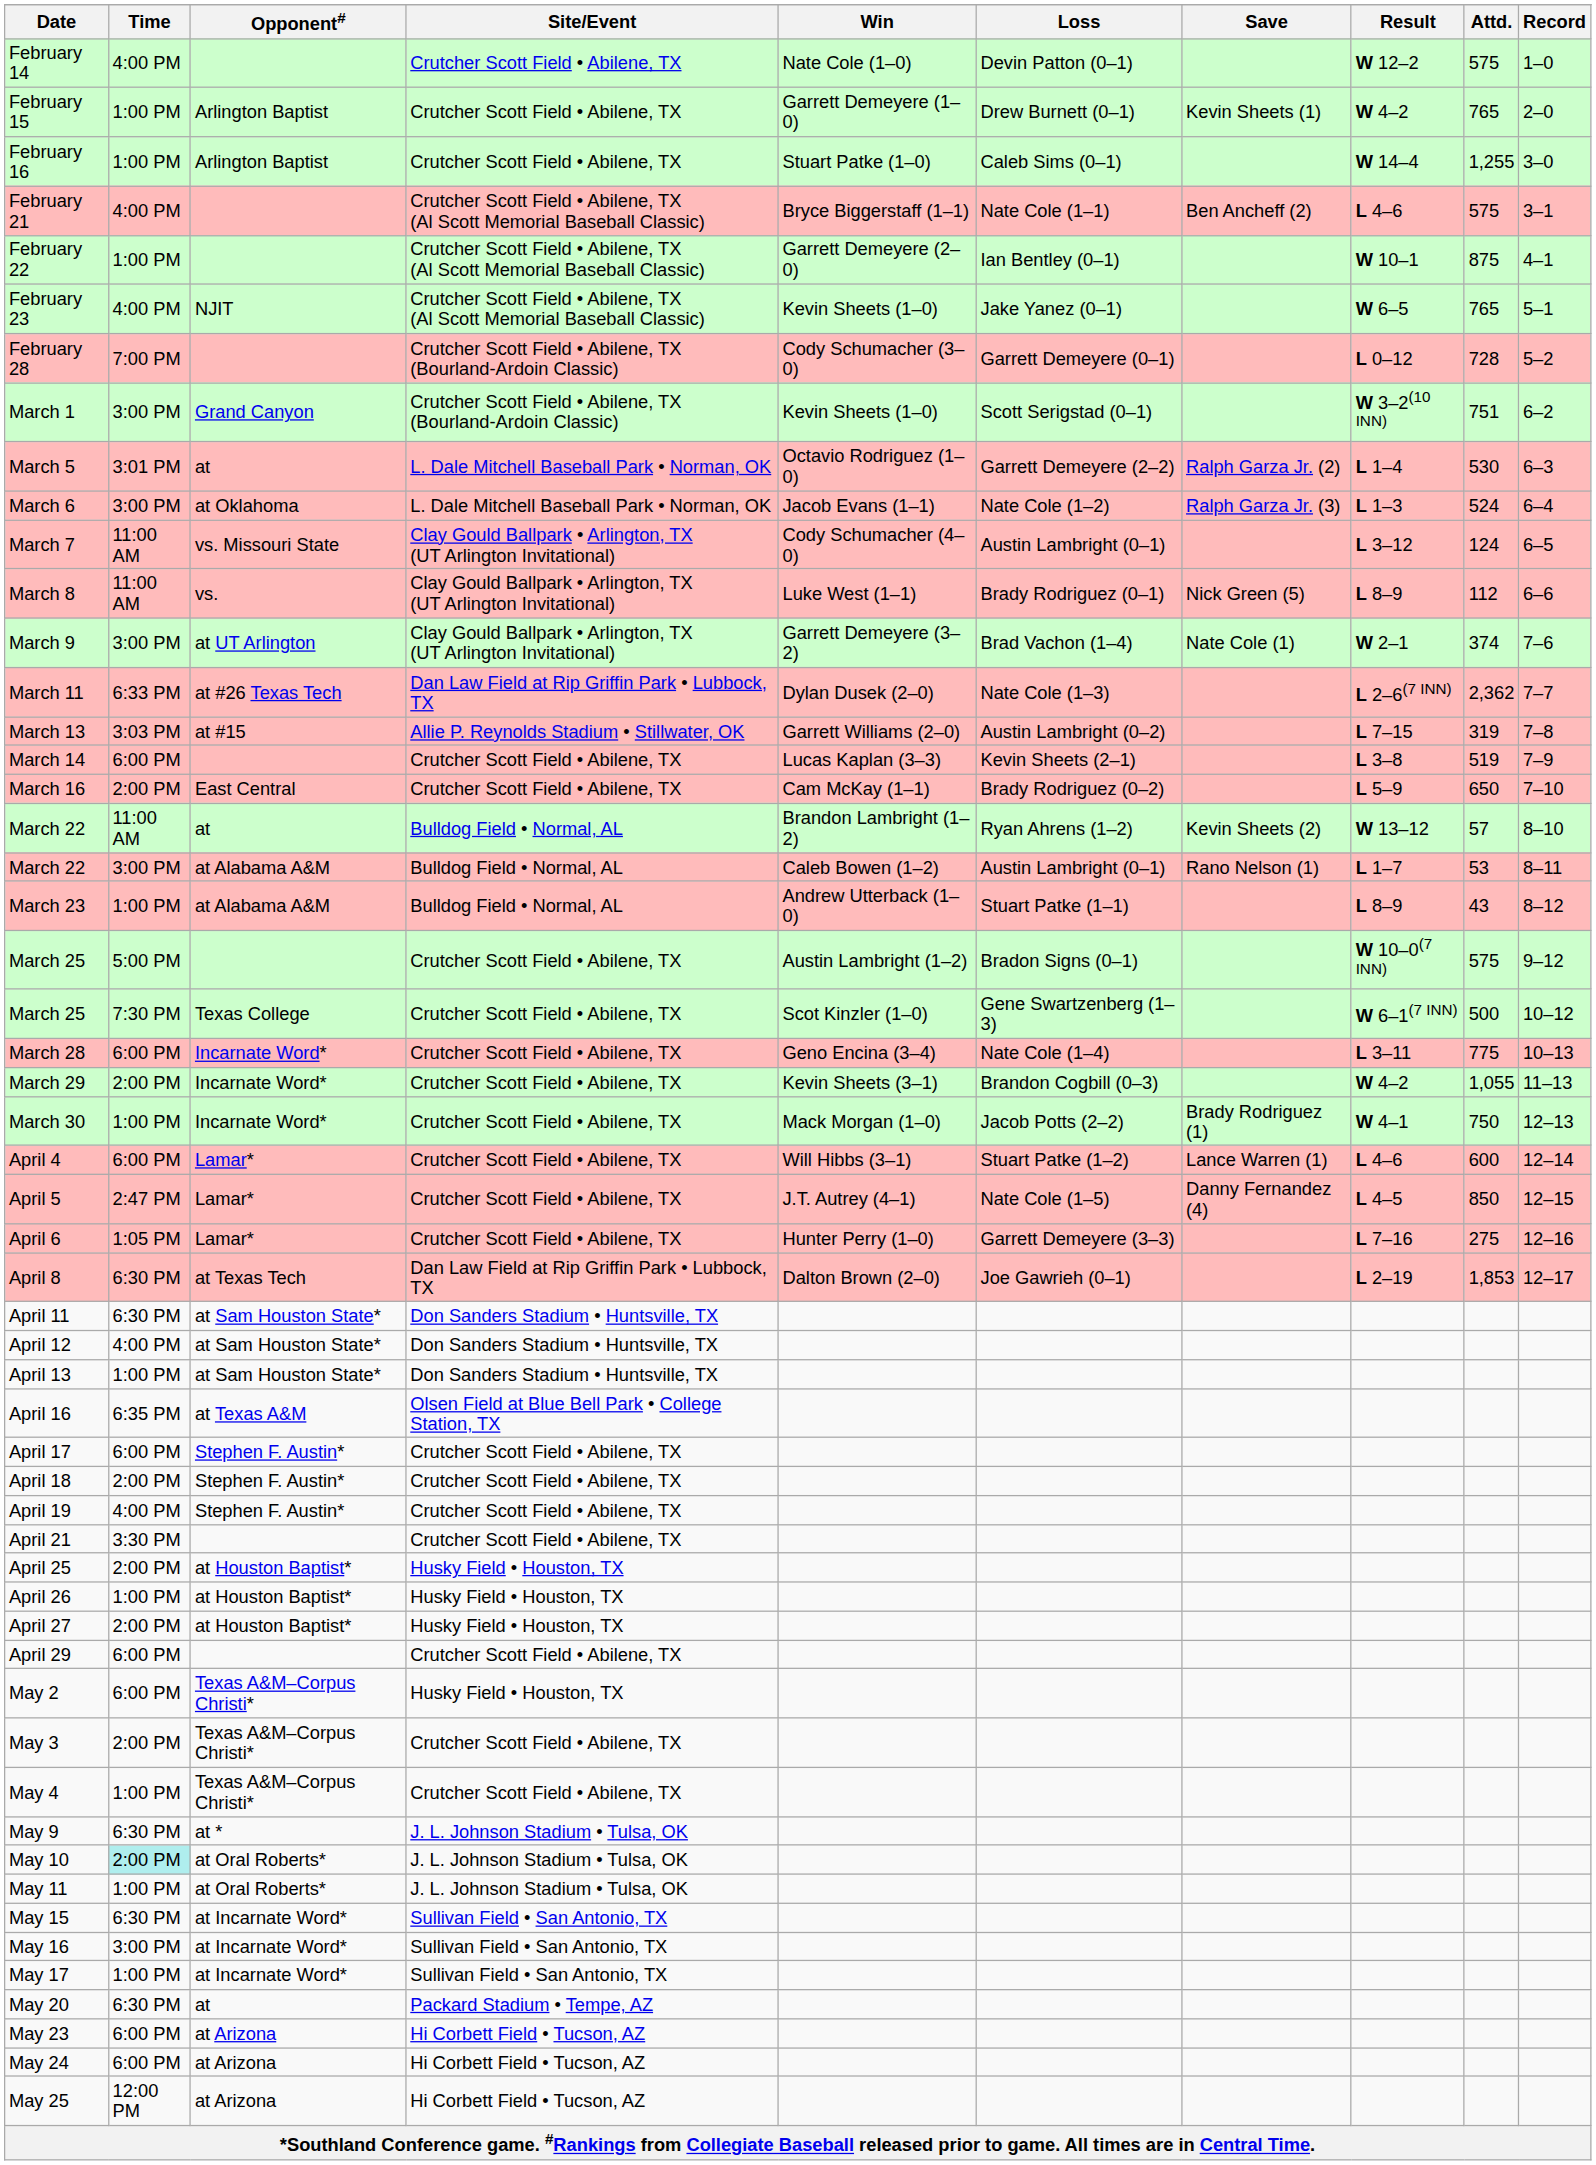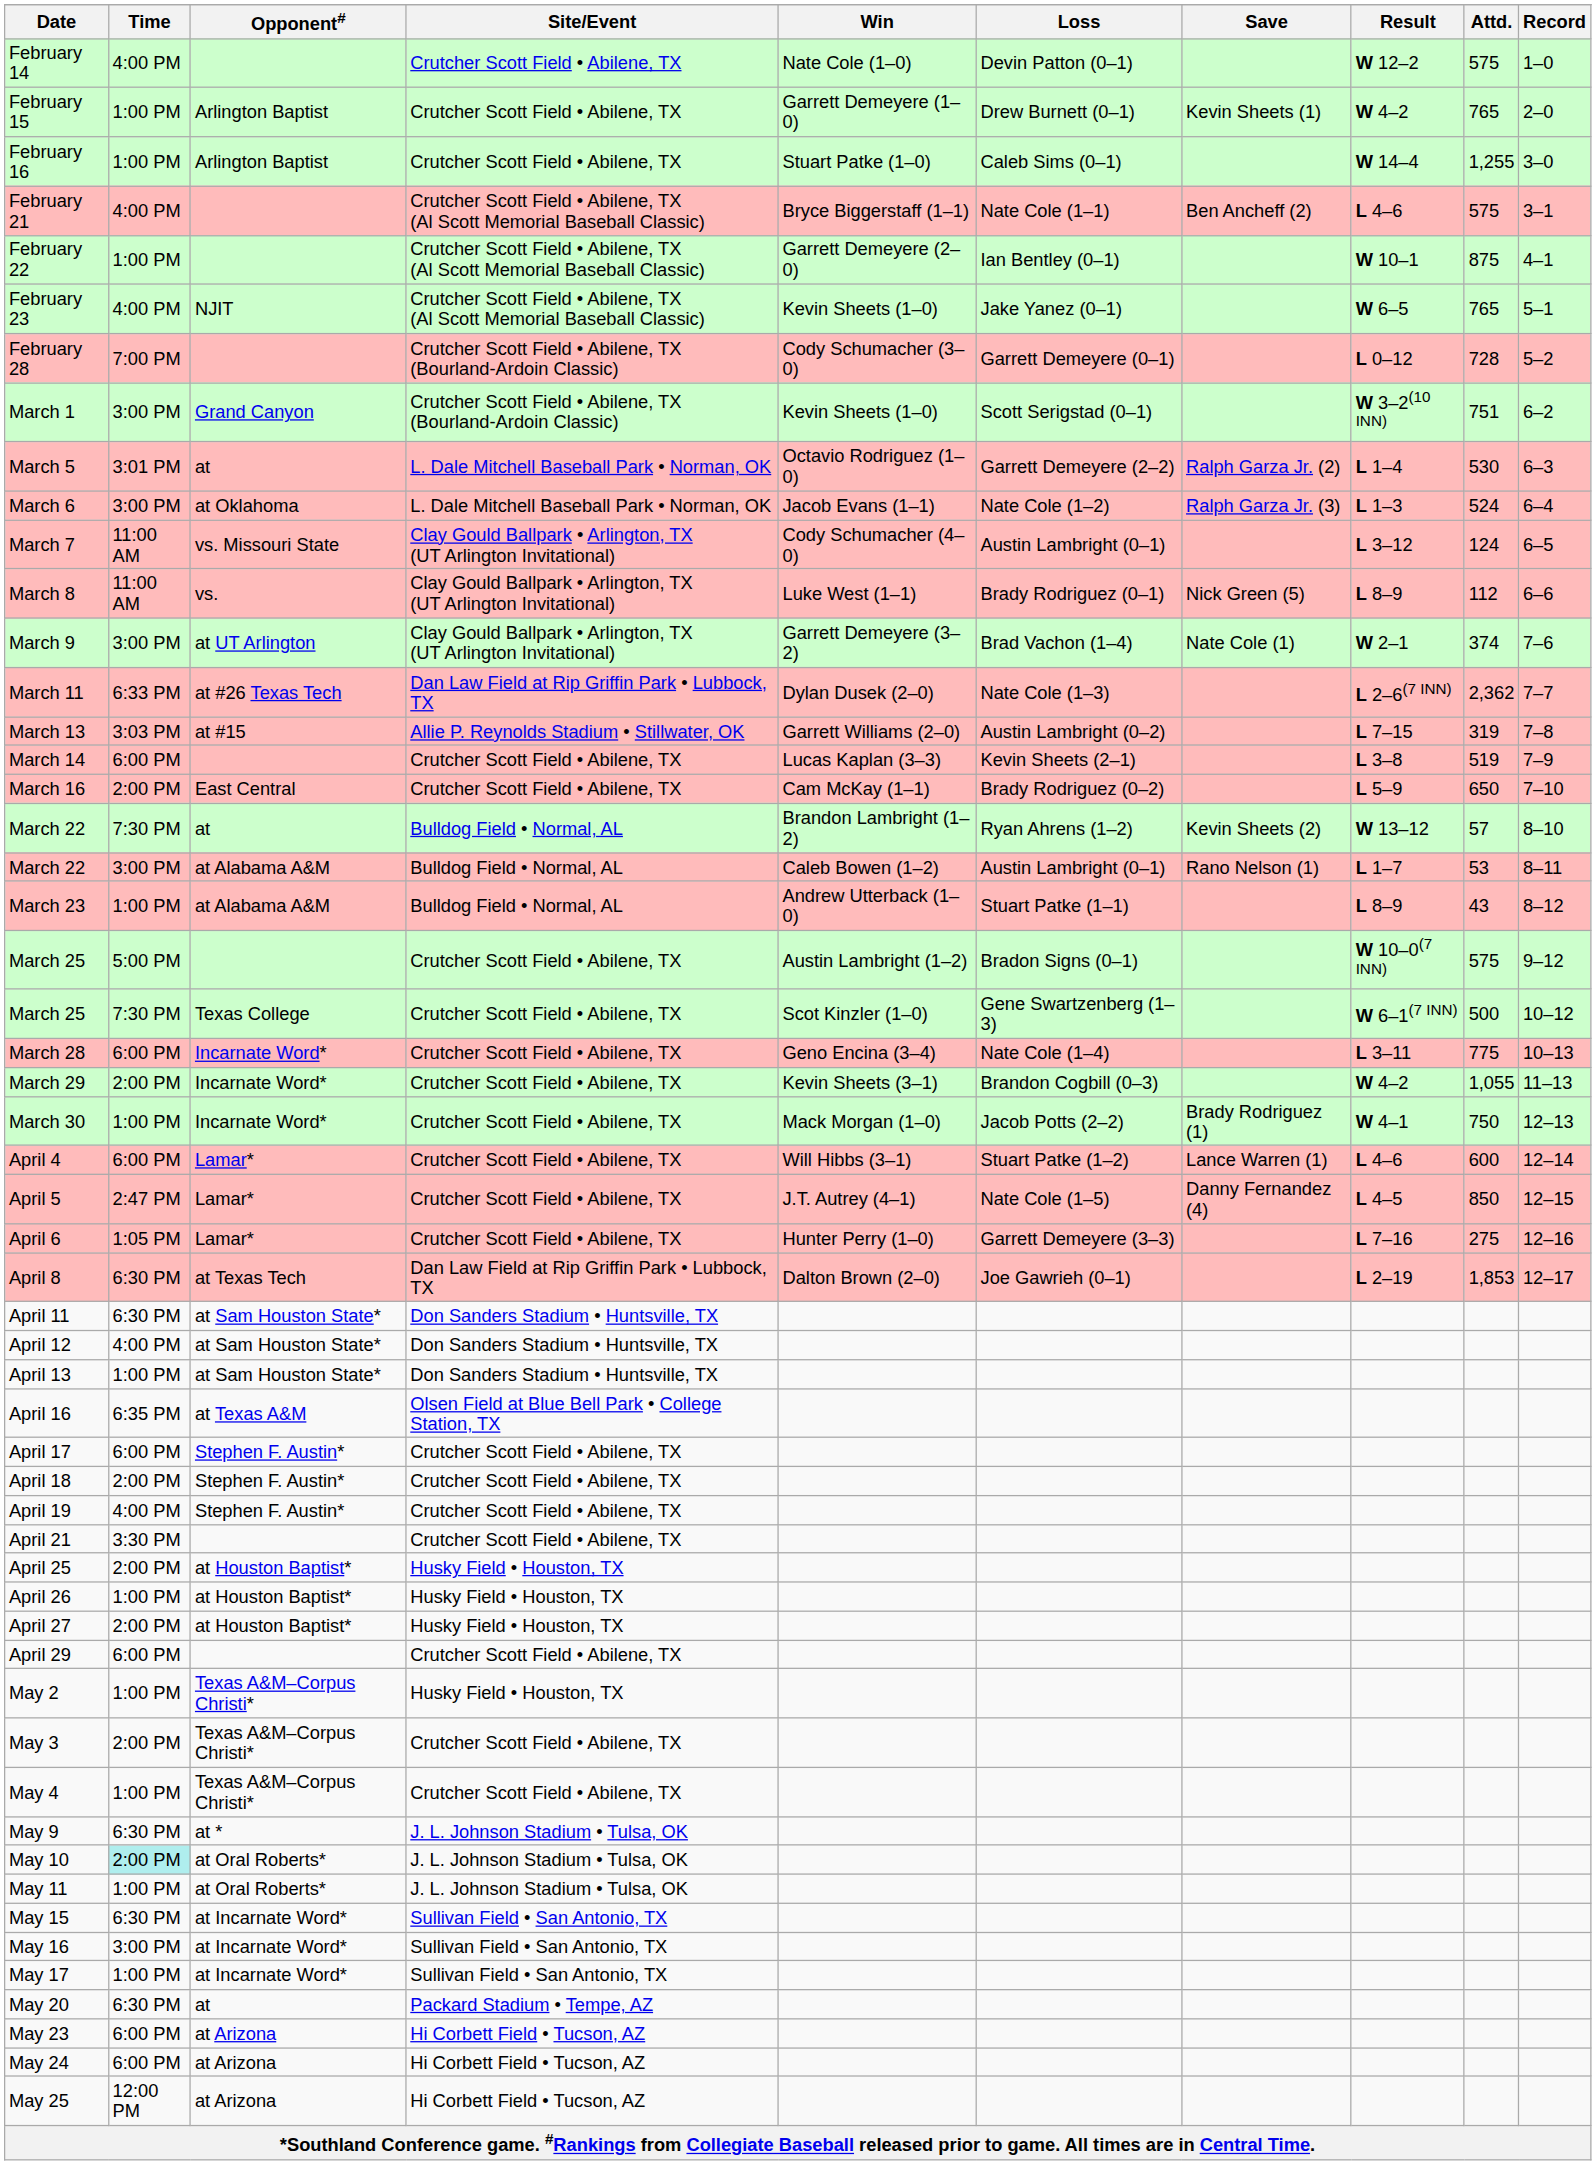(135, 828) 11:00 AM -> (147, 828) 7:30 PM
(147, 1694) 6:00 PM -> (147, 1694) 1:00 PM
